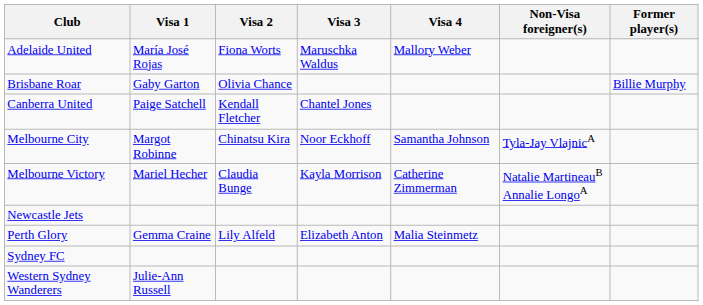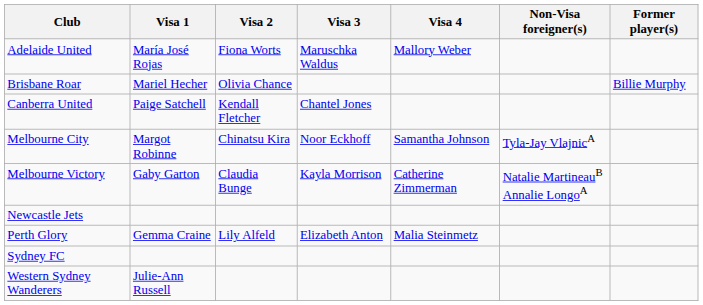(166, 84) Gaby Garton -> (170, 84) Mariel Hecher
(170, 173) Mariel Hecher -> (166, 173) Gaby Garton
